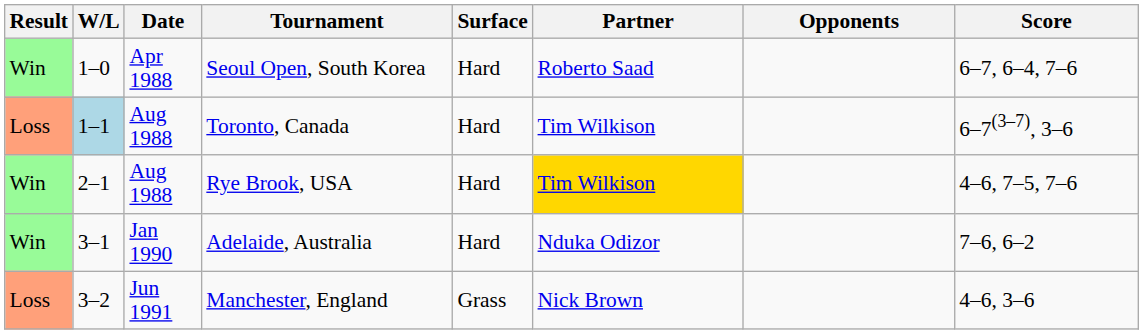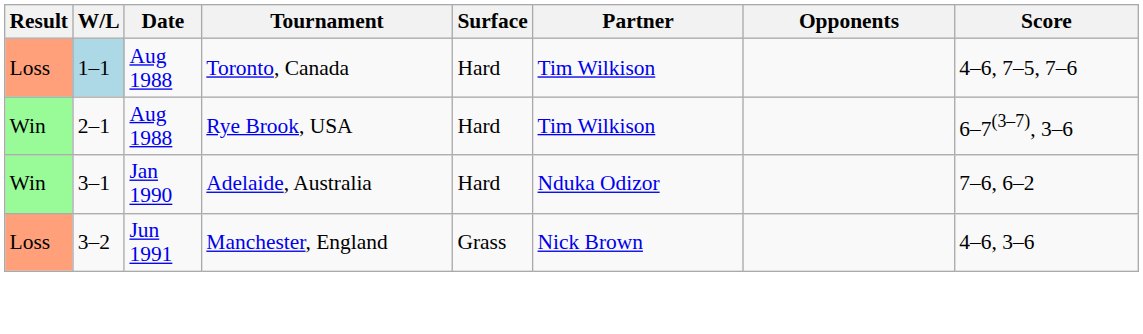- row: (316, 67)
(1016, 125) 6–7(3–7), 3–6 -> (1018, 67) 4–6, 7–5, 7–6
(596, 183) gold background -> (596, 125) no background
(1018, 183) 4–6, 7–5, 7–6 -> (1016, 125) 6–7(3–7), 3–6
